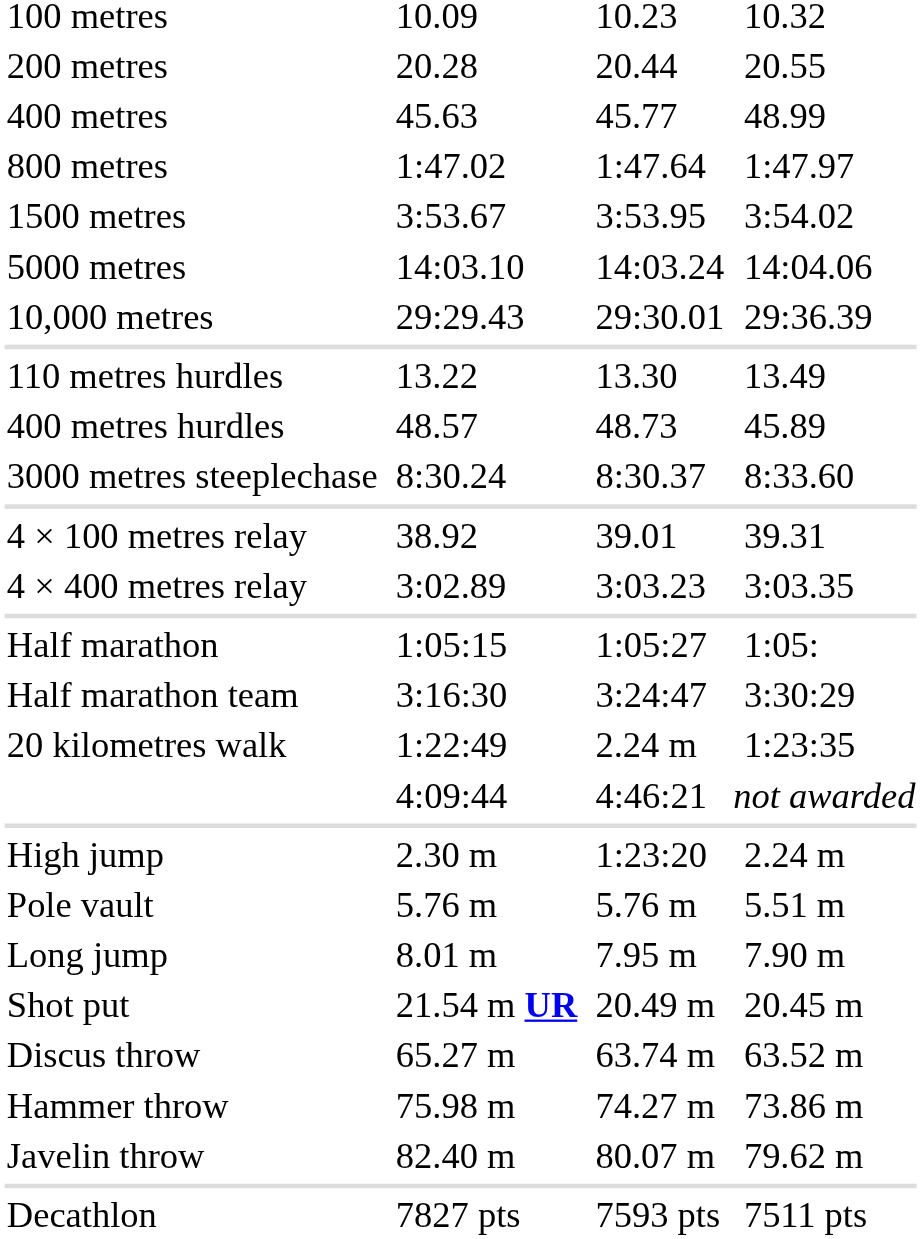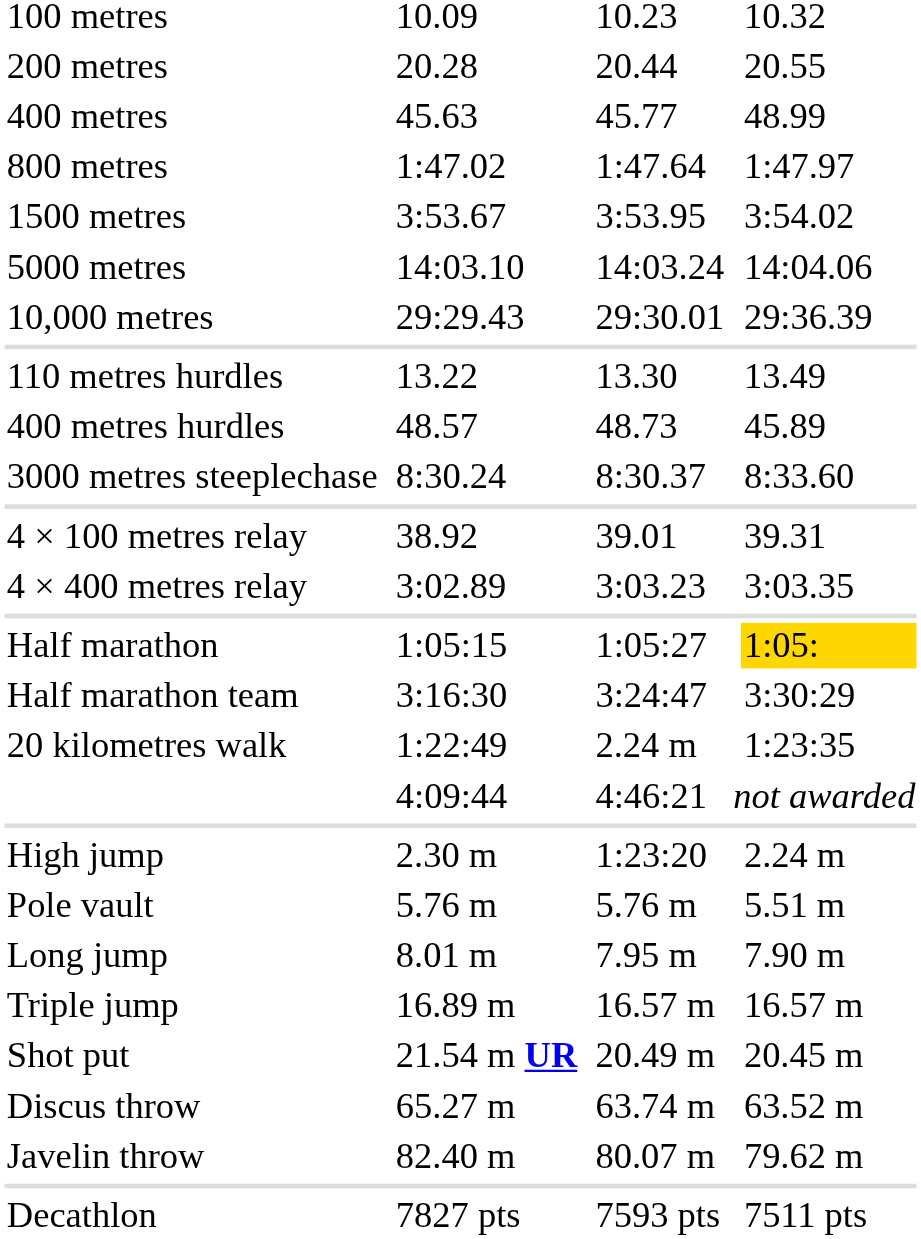(781, 644) no background -> (781, 644) gold background
+ row: (93, 1005)
- row: (118, 1105)
